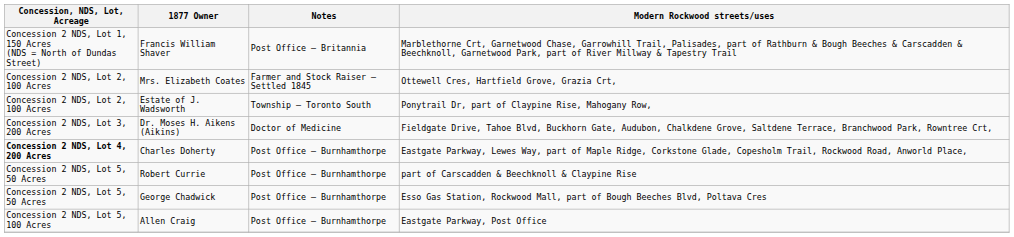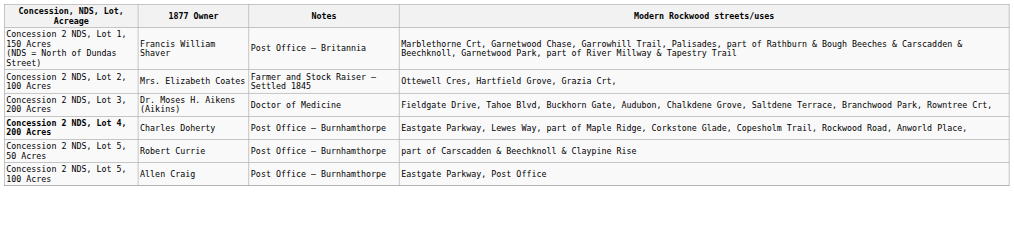- row: (170, 105)
- row: (178, 197)
